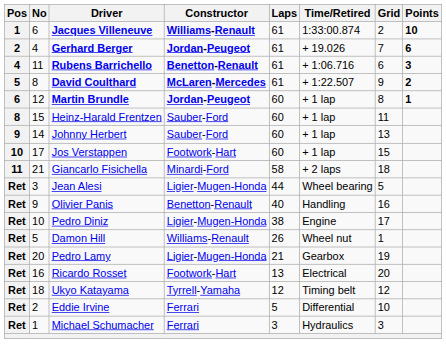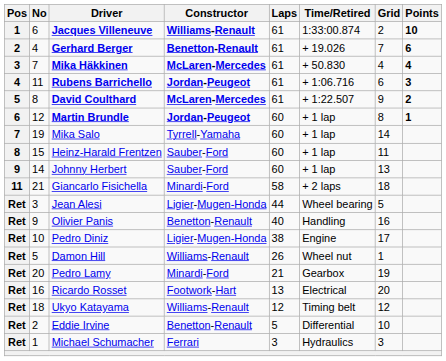(208, 48) Jordan-Peugeot -> (212, 48) Benetton-Renault
+ row: (90, 65)
(212, 65) Benetton-Renault -> (208, 83) Jordan-Peugeot
+ row: (76, 134)
- row: (89, 152)
(217, 256) Ligier-Mugen-Honda -> (198, 273) Minardi-Ford
(203, 290) Tyrrell-Yamaha -> (208, 308) Williams-Renault
(183, 308) Ferrari -> (209, 325) Benetton-Renault
